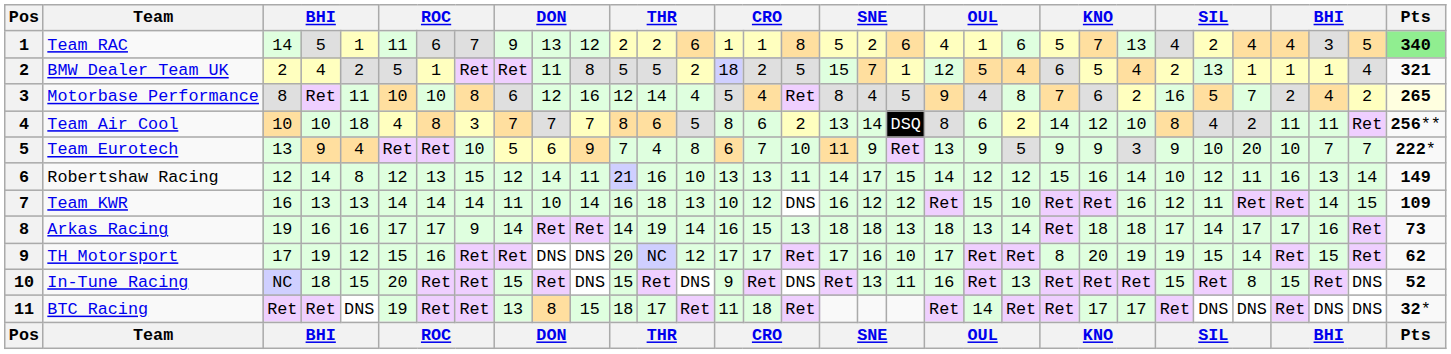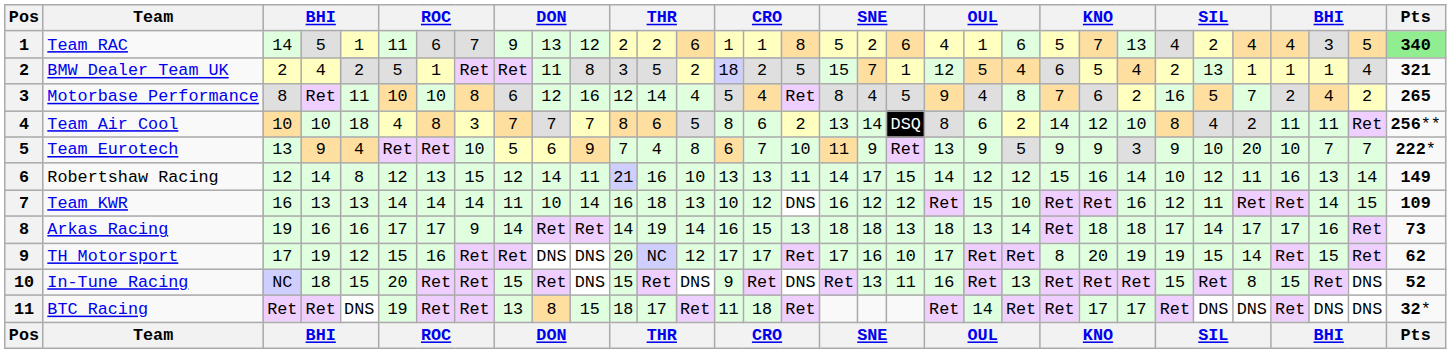(623, 71) 5 -> (623, 71) 3
(1416, 97) lightyellow background -> (1416, 97) no background
